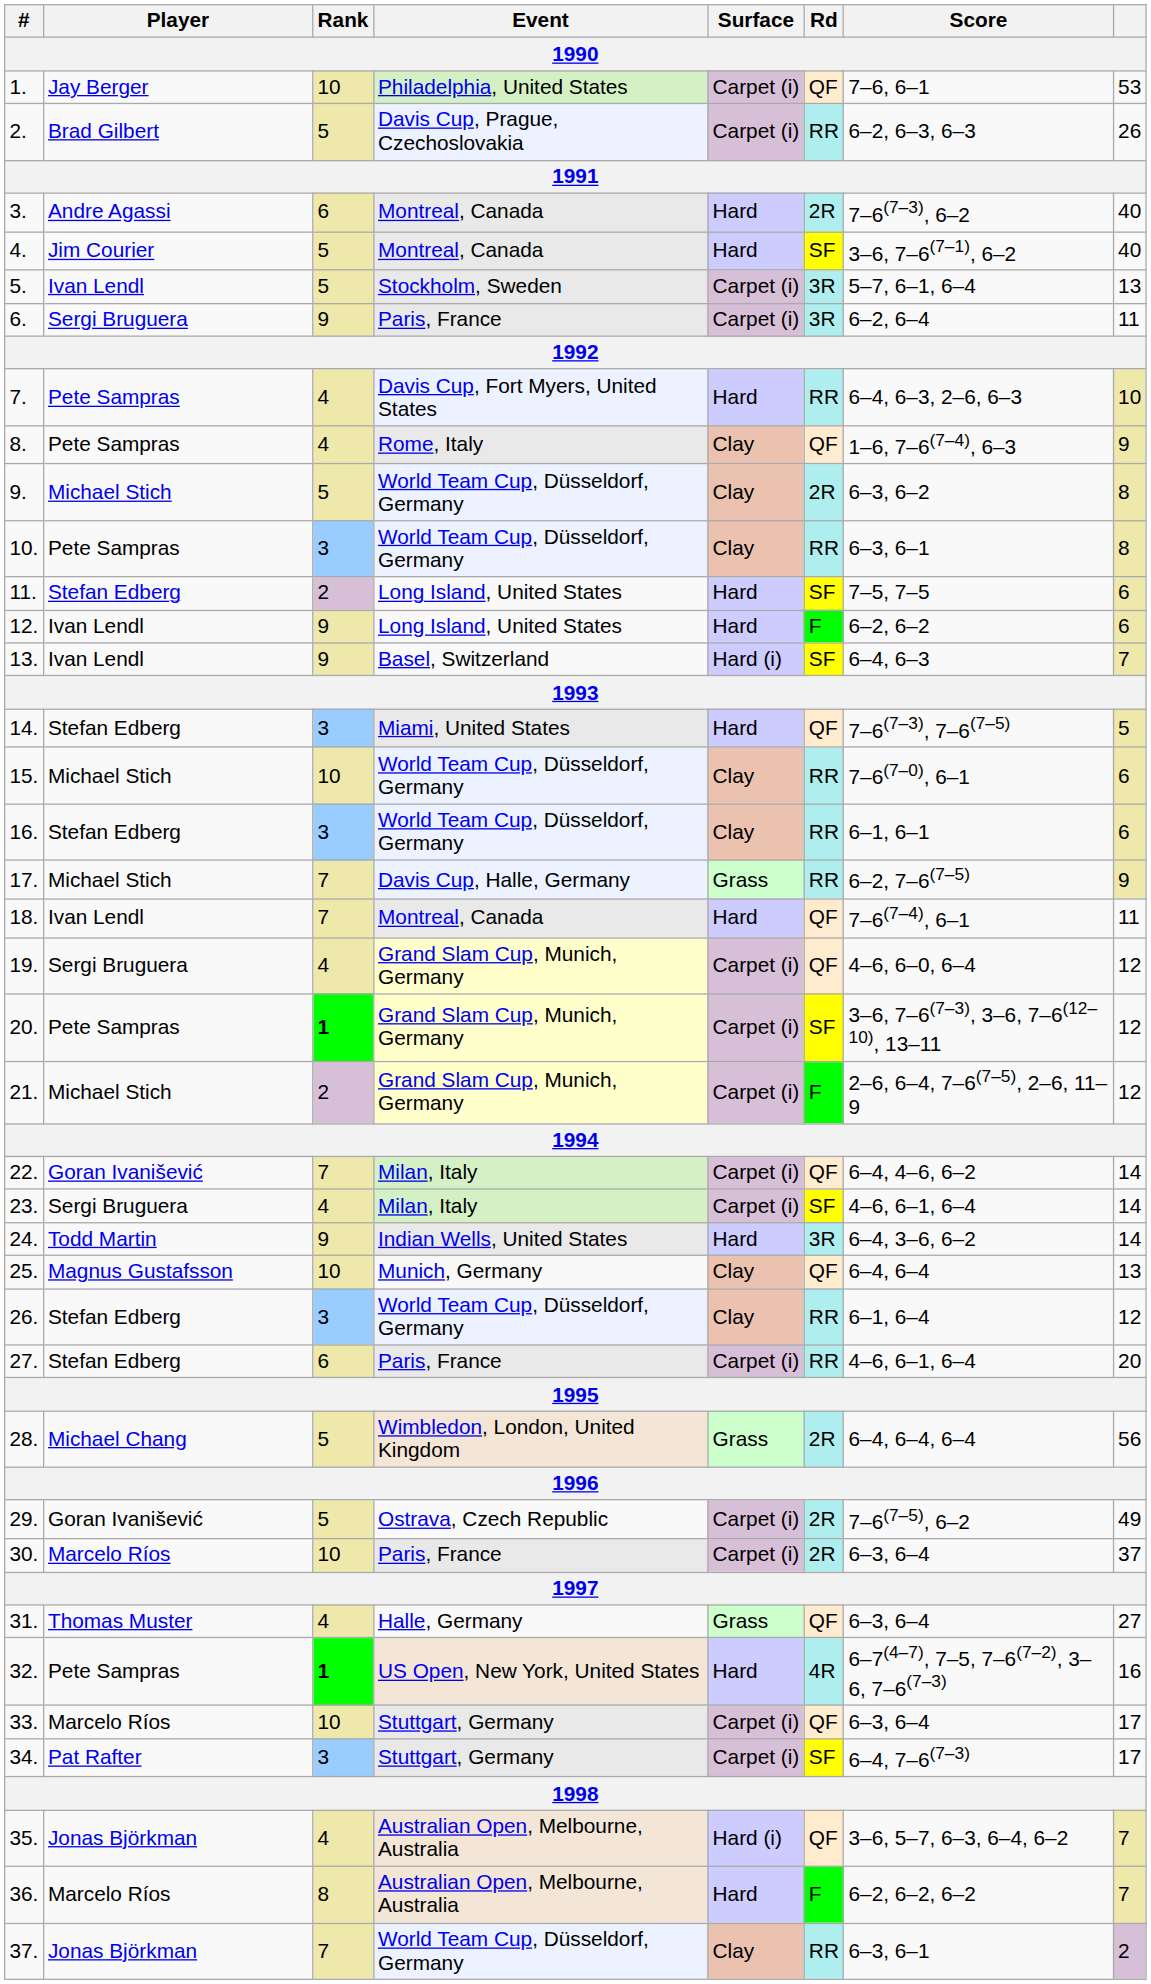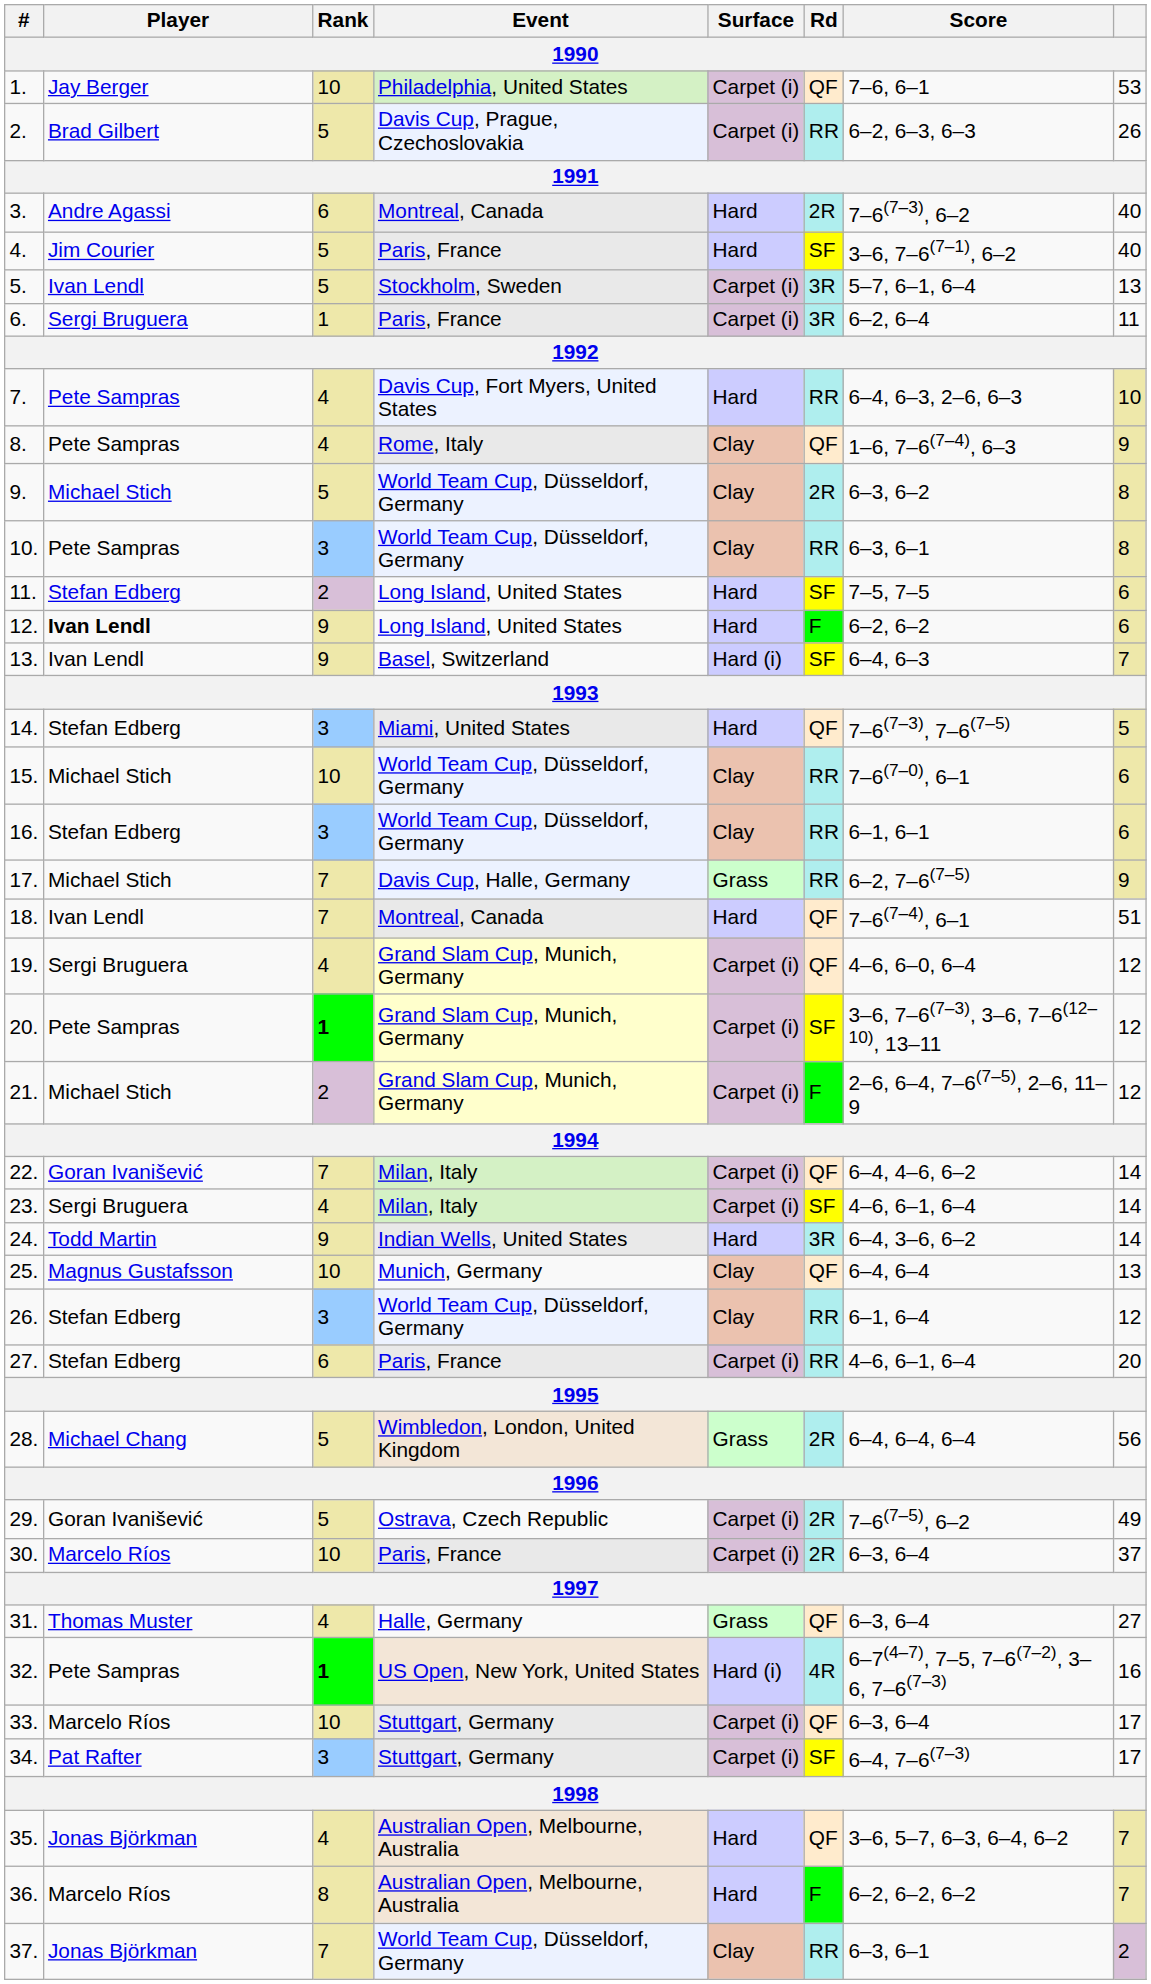(461, 250) Montreal, Canada -> (440, 250) Paris, France
(323, 319) 9 -> (323, 319) 1
(96, 626) normal -> (99, 626) bold
(1129, 918) 11 -> (1130, 918) 51
(735, 1671) Hard -> (747, 1671) Hard (i)
(747, 1838) Hard (i) -> (735, 1838) Hard
